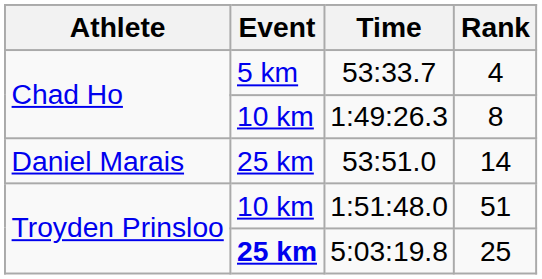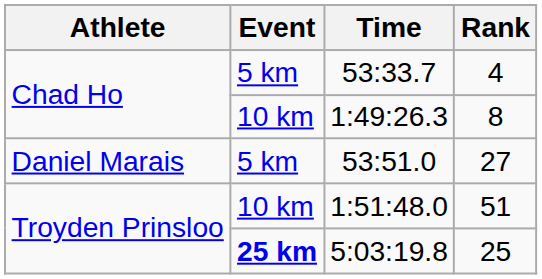(275, 161) 25 km -> (268, 161) 5 km
(496, 161) 14 -> (496, 161) 27
